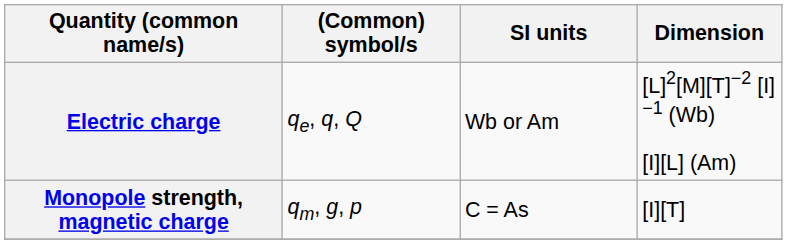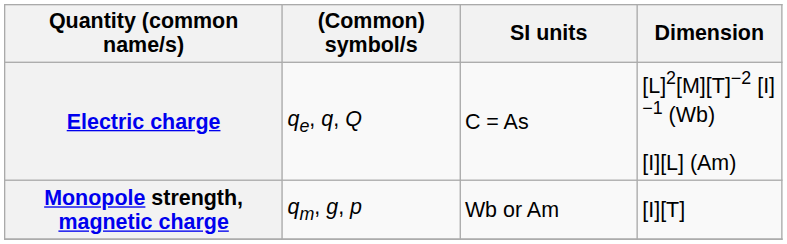(512, 121) Wb or Am -> (497, 121) C = As
(497, 209) C = As -> (512, 209) Wb or Am
